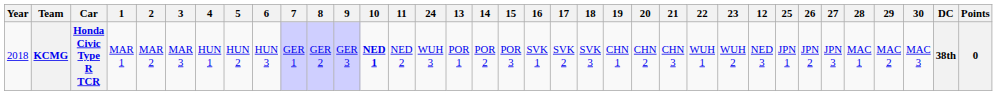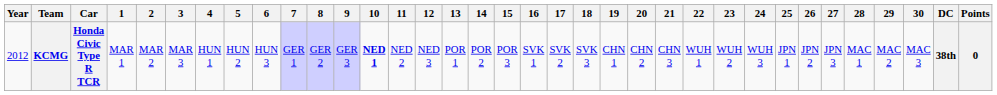columns swapped: (762, 12) <-> (431, 12)
(18, 55) 2018 -> (18, 55) 2012
